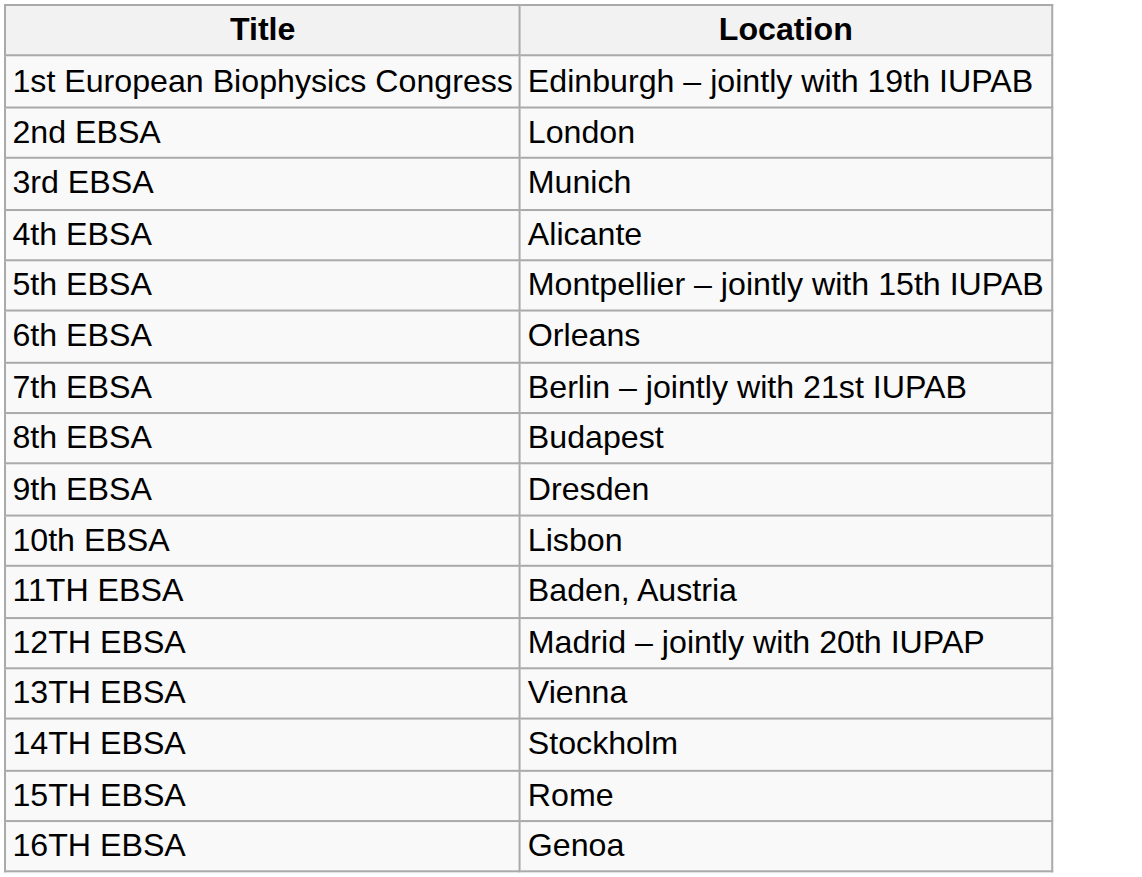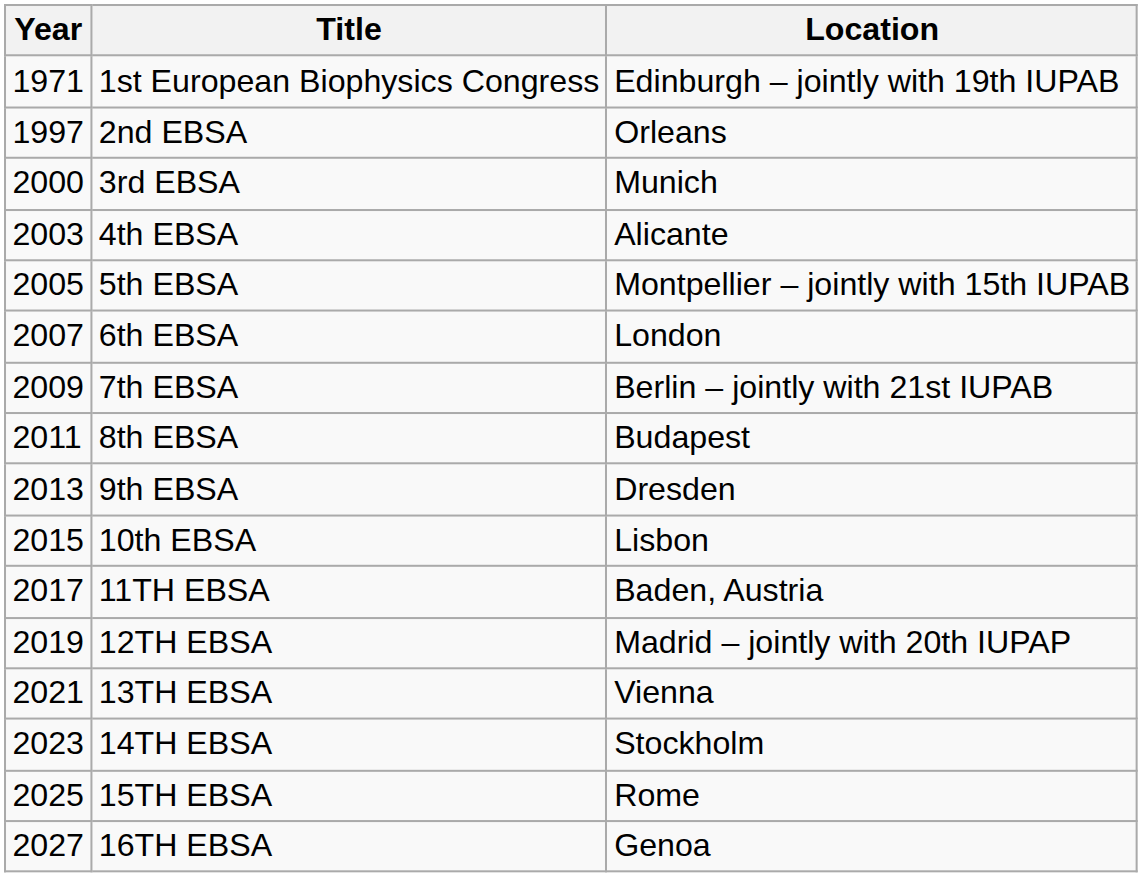+ column: (48, 30)
(581, 132) London -> (670, 132) Orleans
(584, 336) Orleans -> (668, 336) London
